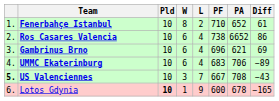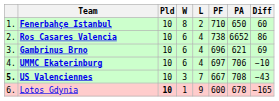(239, 24) 652 -> (239, 24) 650
(262, 24) 61 -> (262, 24) 60
(218, 63) 683 -> (218, 63) 697
(262, 63) −89 -> (262, 63) −10
